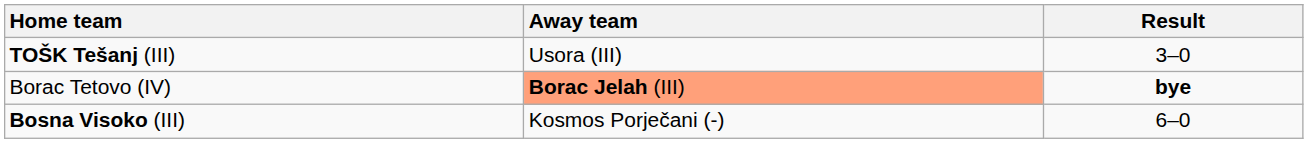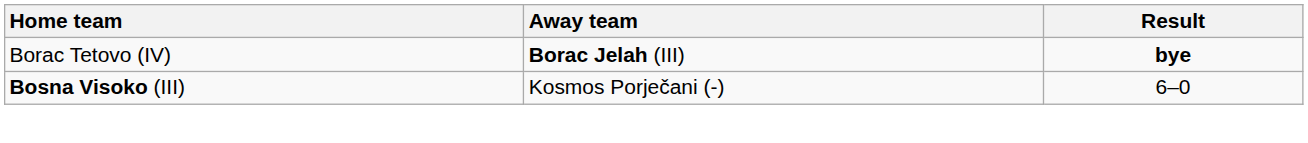- row: (92, 54)
(607, 87) lightsalmon background -> (607, 54) no background
